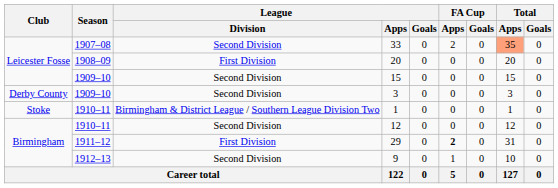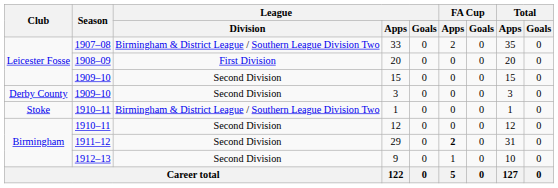(247, 45) Second Division -> (247, 45) Birmingham & District League / Southern League Division Two
(510, 45) lightsalmon background -> (510, 45) no background
(247, 142) First Division -> (247, 142) Second Division
